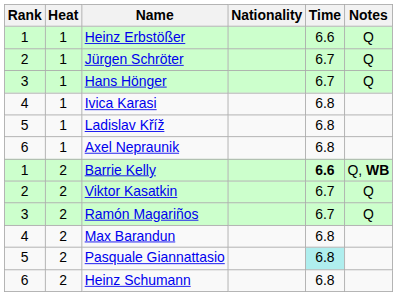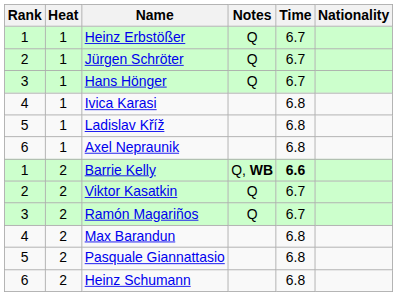columns swapped: (267, 15) <-> (368, 15)
(325, 37) 6.6 -> (295, 37) 6.7
(325, 258) paleturquoise background -> (295, 258) no background
